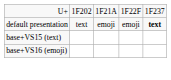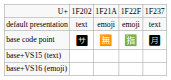(155, 24) bold -> (155, 24) normal
+ row: (30, 40)
